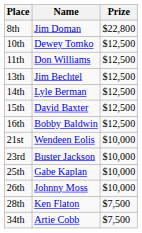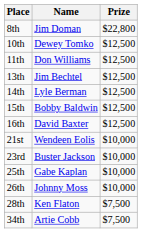(61, 108) David Baxter -> (66, 108) Bobby Baldwin
(66, 124) Bobby Baldwin -> (61, 124) David Baxter
